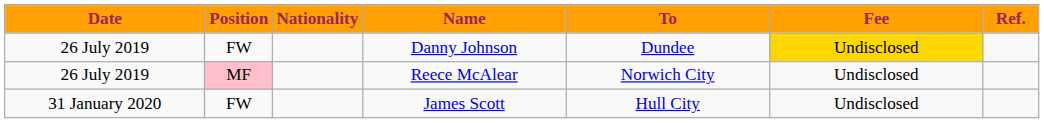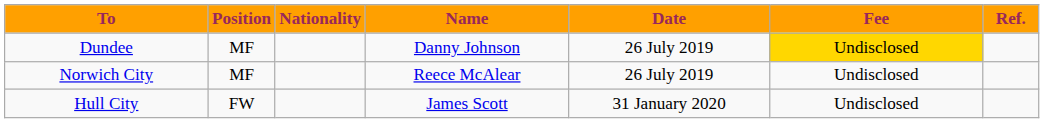columns swapped: (105, 19) <-> (668, 19)
(239, 47) FW -> (242, 47) MF
(239, 75) pink background -> (242, 75) no background
